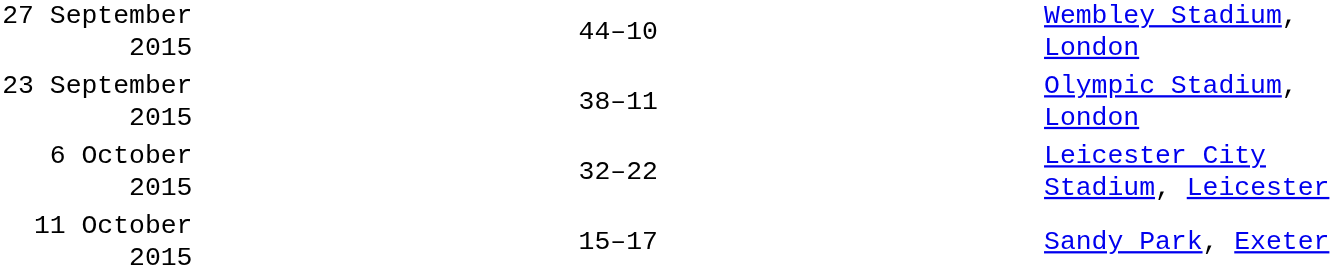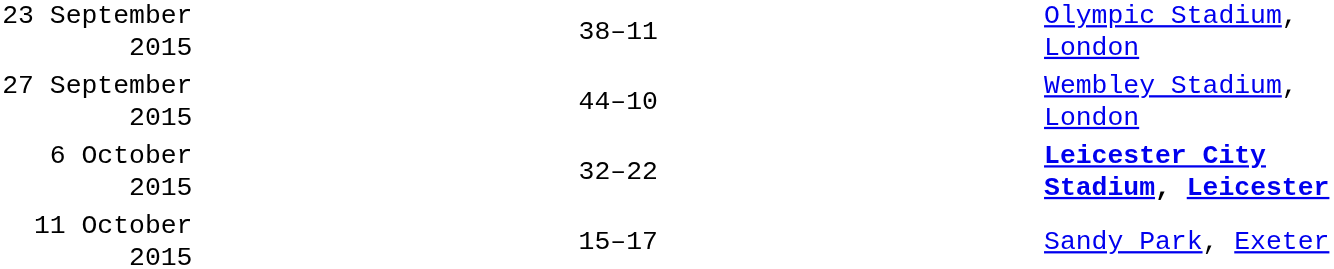rows swapped: (97, 102) <-> (97, 32)
(1187, 172) normal -> (1187, 172) bold
